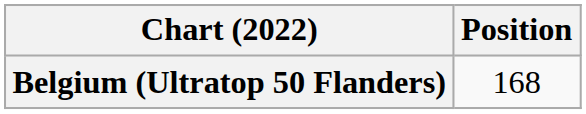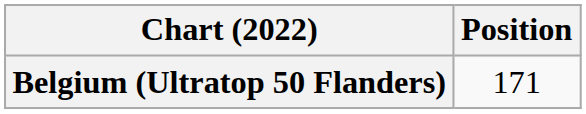(517, 81) 168 -> (517, 81) 171
